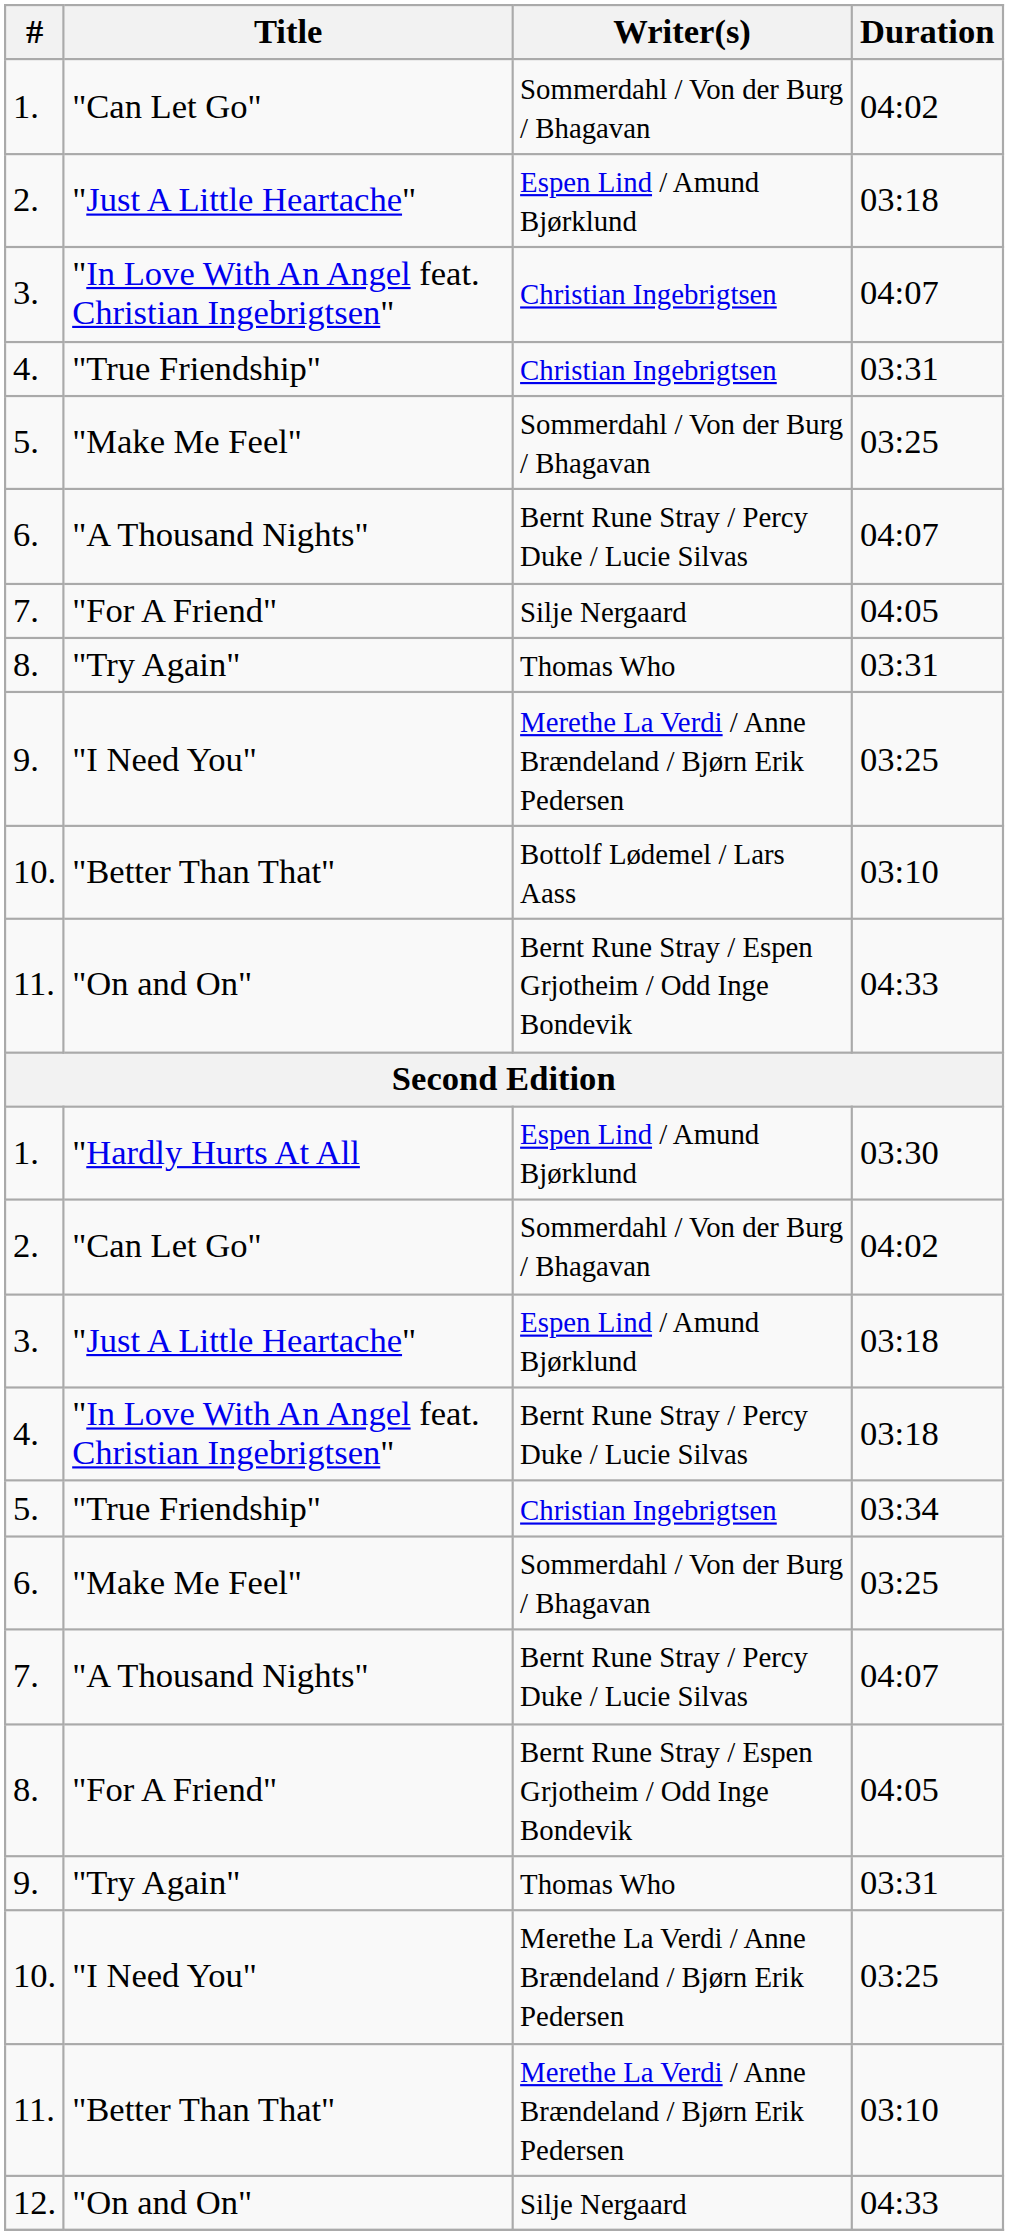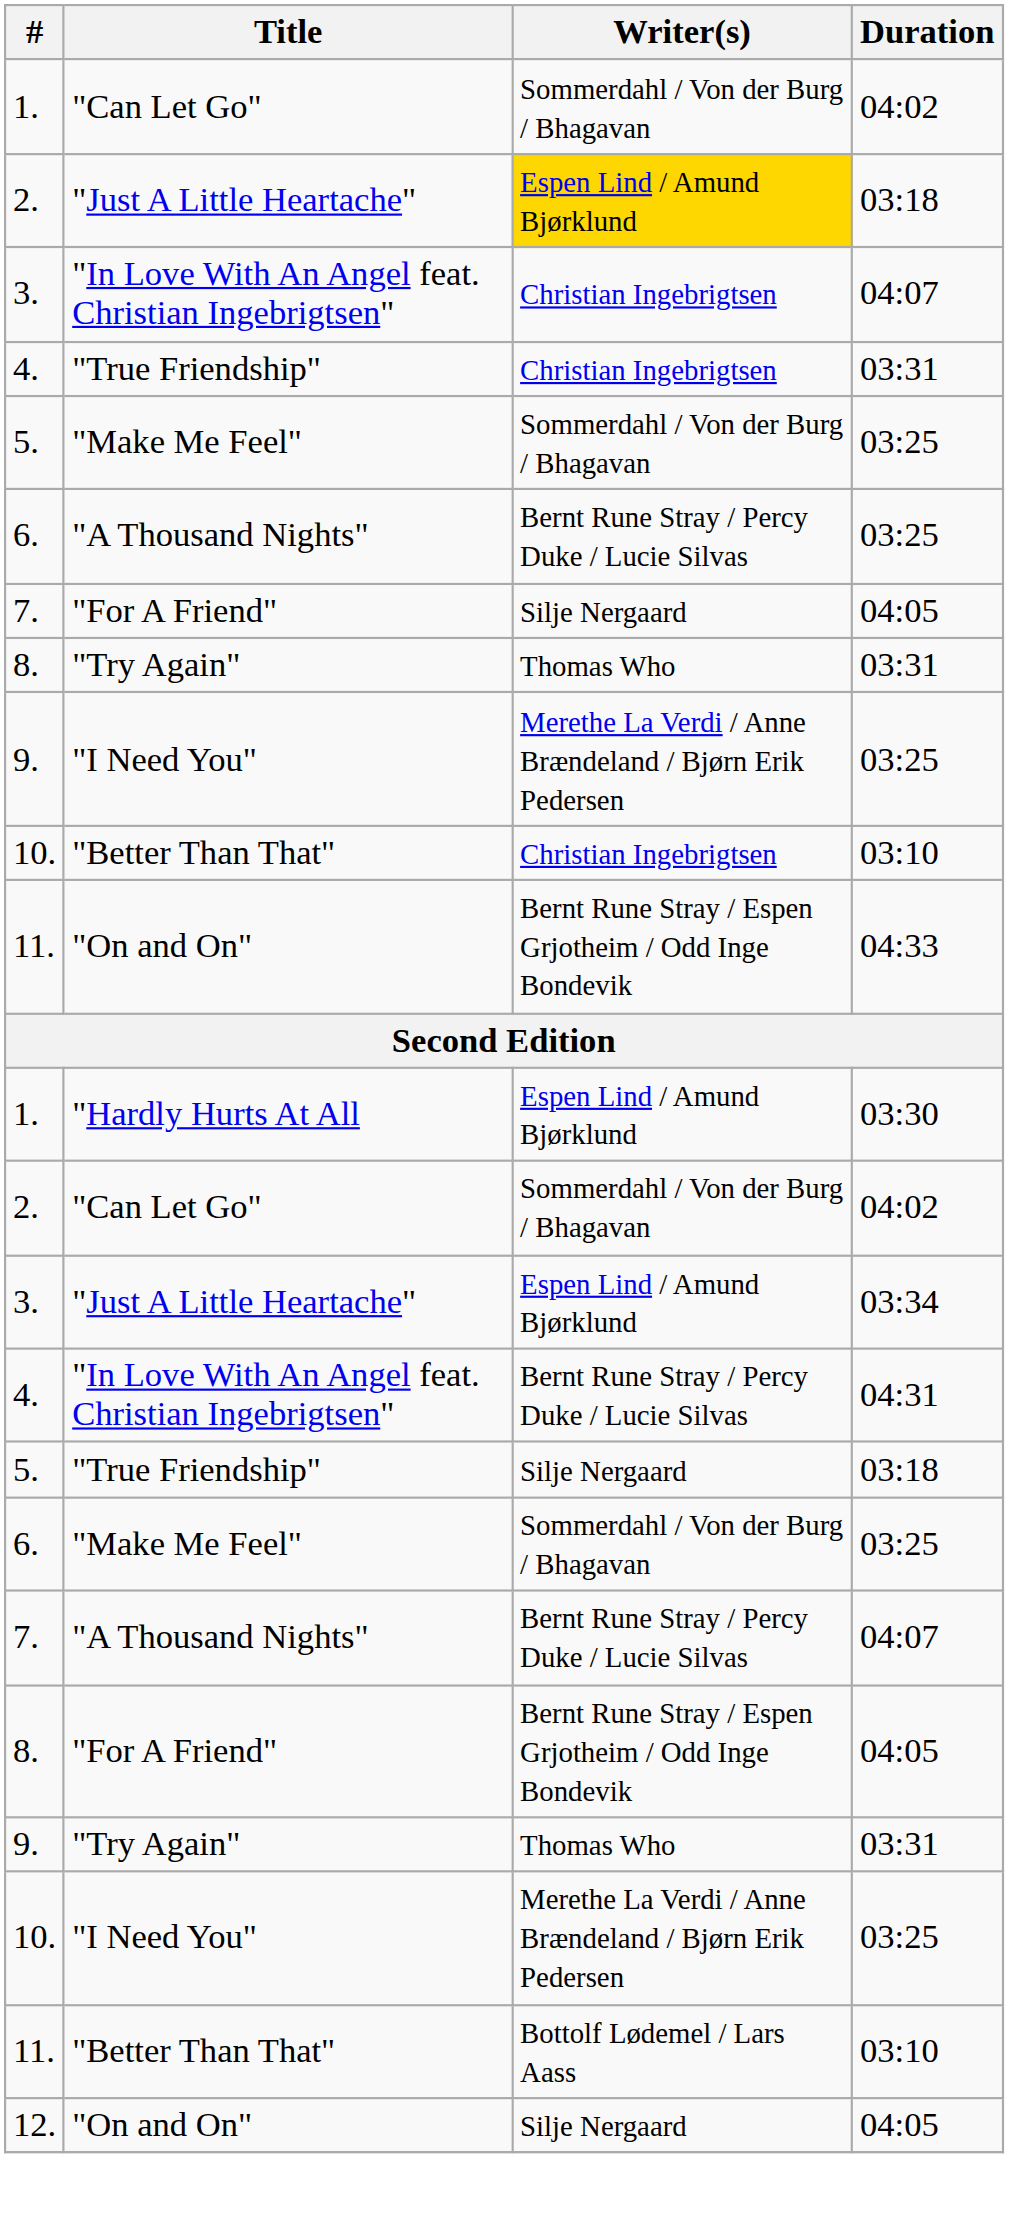(640, 202) no background -> (640, 202) gold background
(899, 535) 04:07 -> (899, 535) 03:25
(652, 873) Bottolf Lødemel / Lars Aass -> (648, 854) Christian Ingebrigtsen
(899, 1340) 03:18 -> (899, 1301) 03:34
(899, 1433) 03:18 -> (899, 1394) 04:31
(648, 1510) Christian Ingebrigtsen -> (603, 1471) Silje Nergaard
(899, 1507) 03:34 -> (899, 1469) 03:18
(663, 2111) Merethe La Verdi / Anne Brændeland / Bjørn Erik Pedersen -> (652, 2052) Bottolf Lødemel / Lars Aass
(899, 2202) 04:33 -> (899, 2124) 04:05
